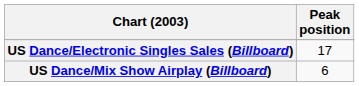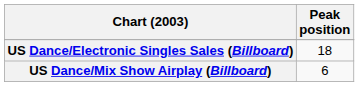(325, 50) 17 -> (325, 50) 18
